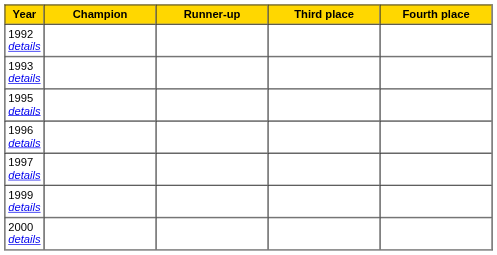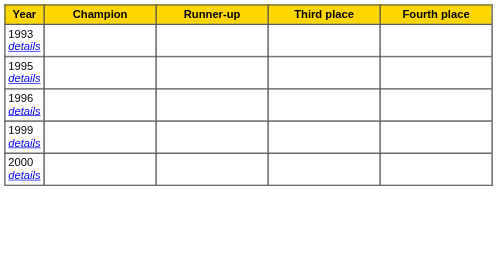- row: (24, 40)
- row: (24, 169)
